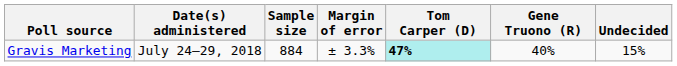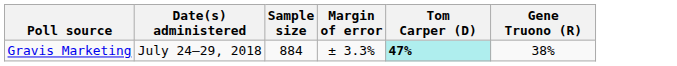- column: (634, 30)
(543, 51) 40% -> (543, 51) 38%
